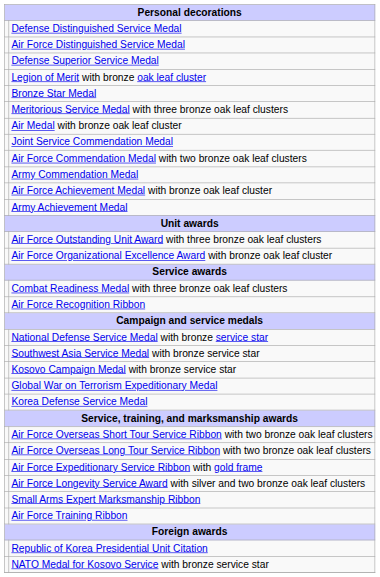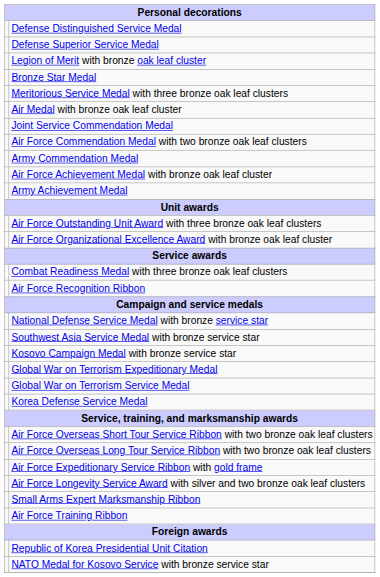- row: (98, 45)
+ row: (100, 386)
